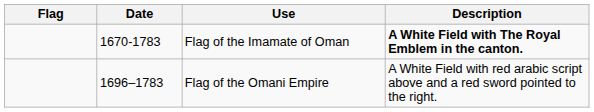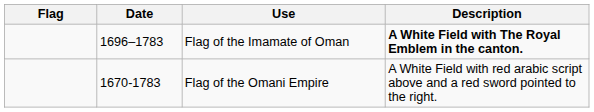(130, 41) 1670-1783 -> (132, 41) 1696–1783
(132, 83) 1696–1783 -> (130, 83) 1670-1783
